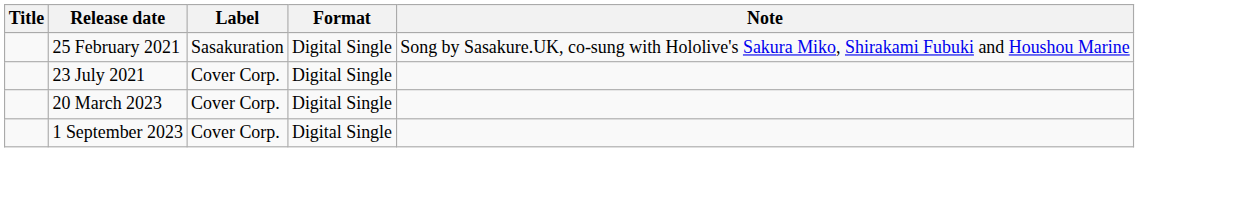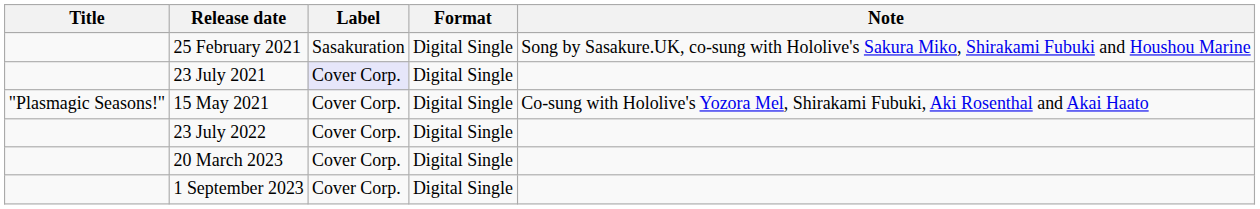(235, 75) no background -> (356, 75) lavender background
+ row: (221, 103)
+ row: (220, 132)
